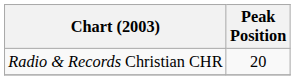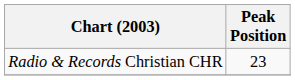(258, 61) 20 -> (258, 61) 23
